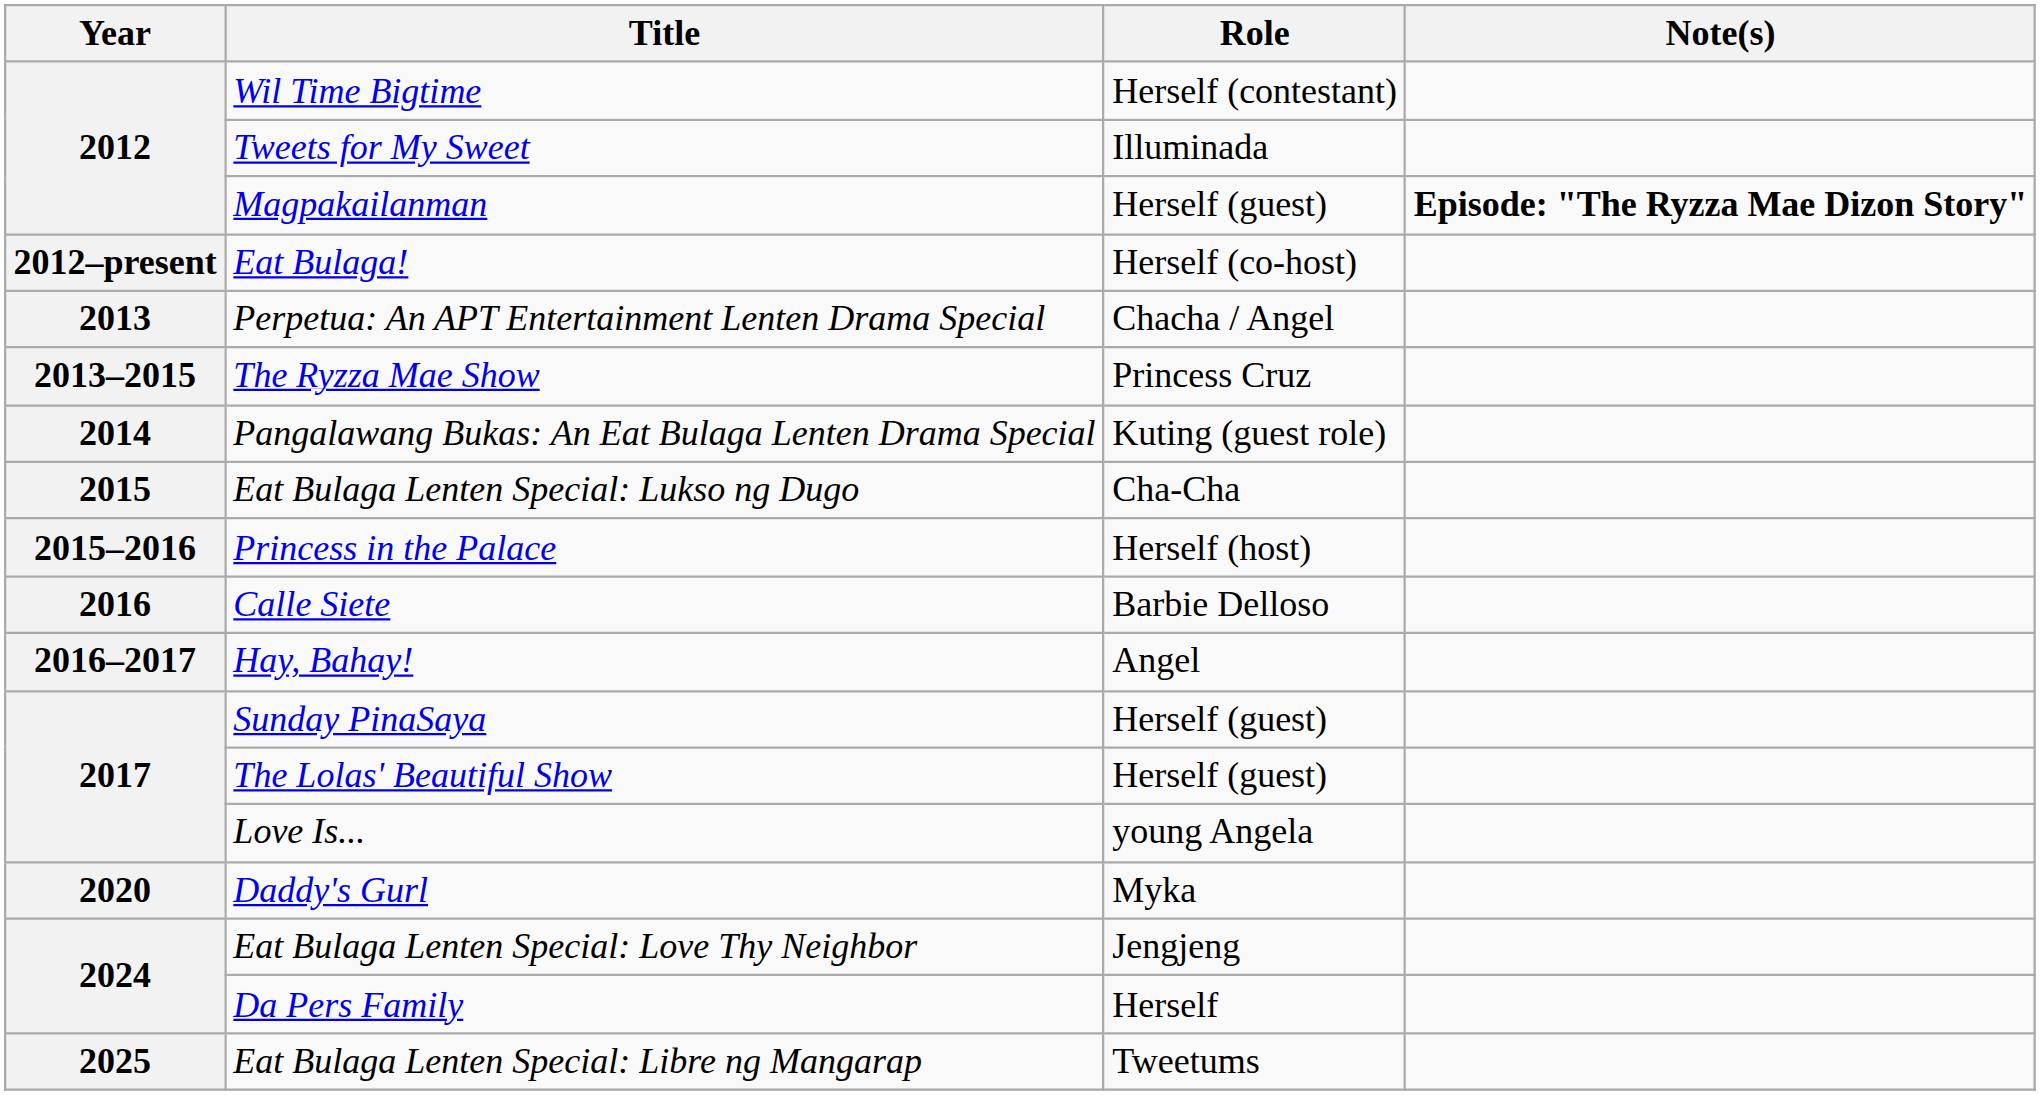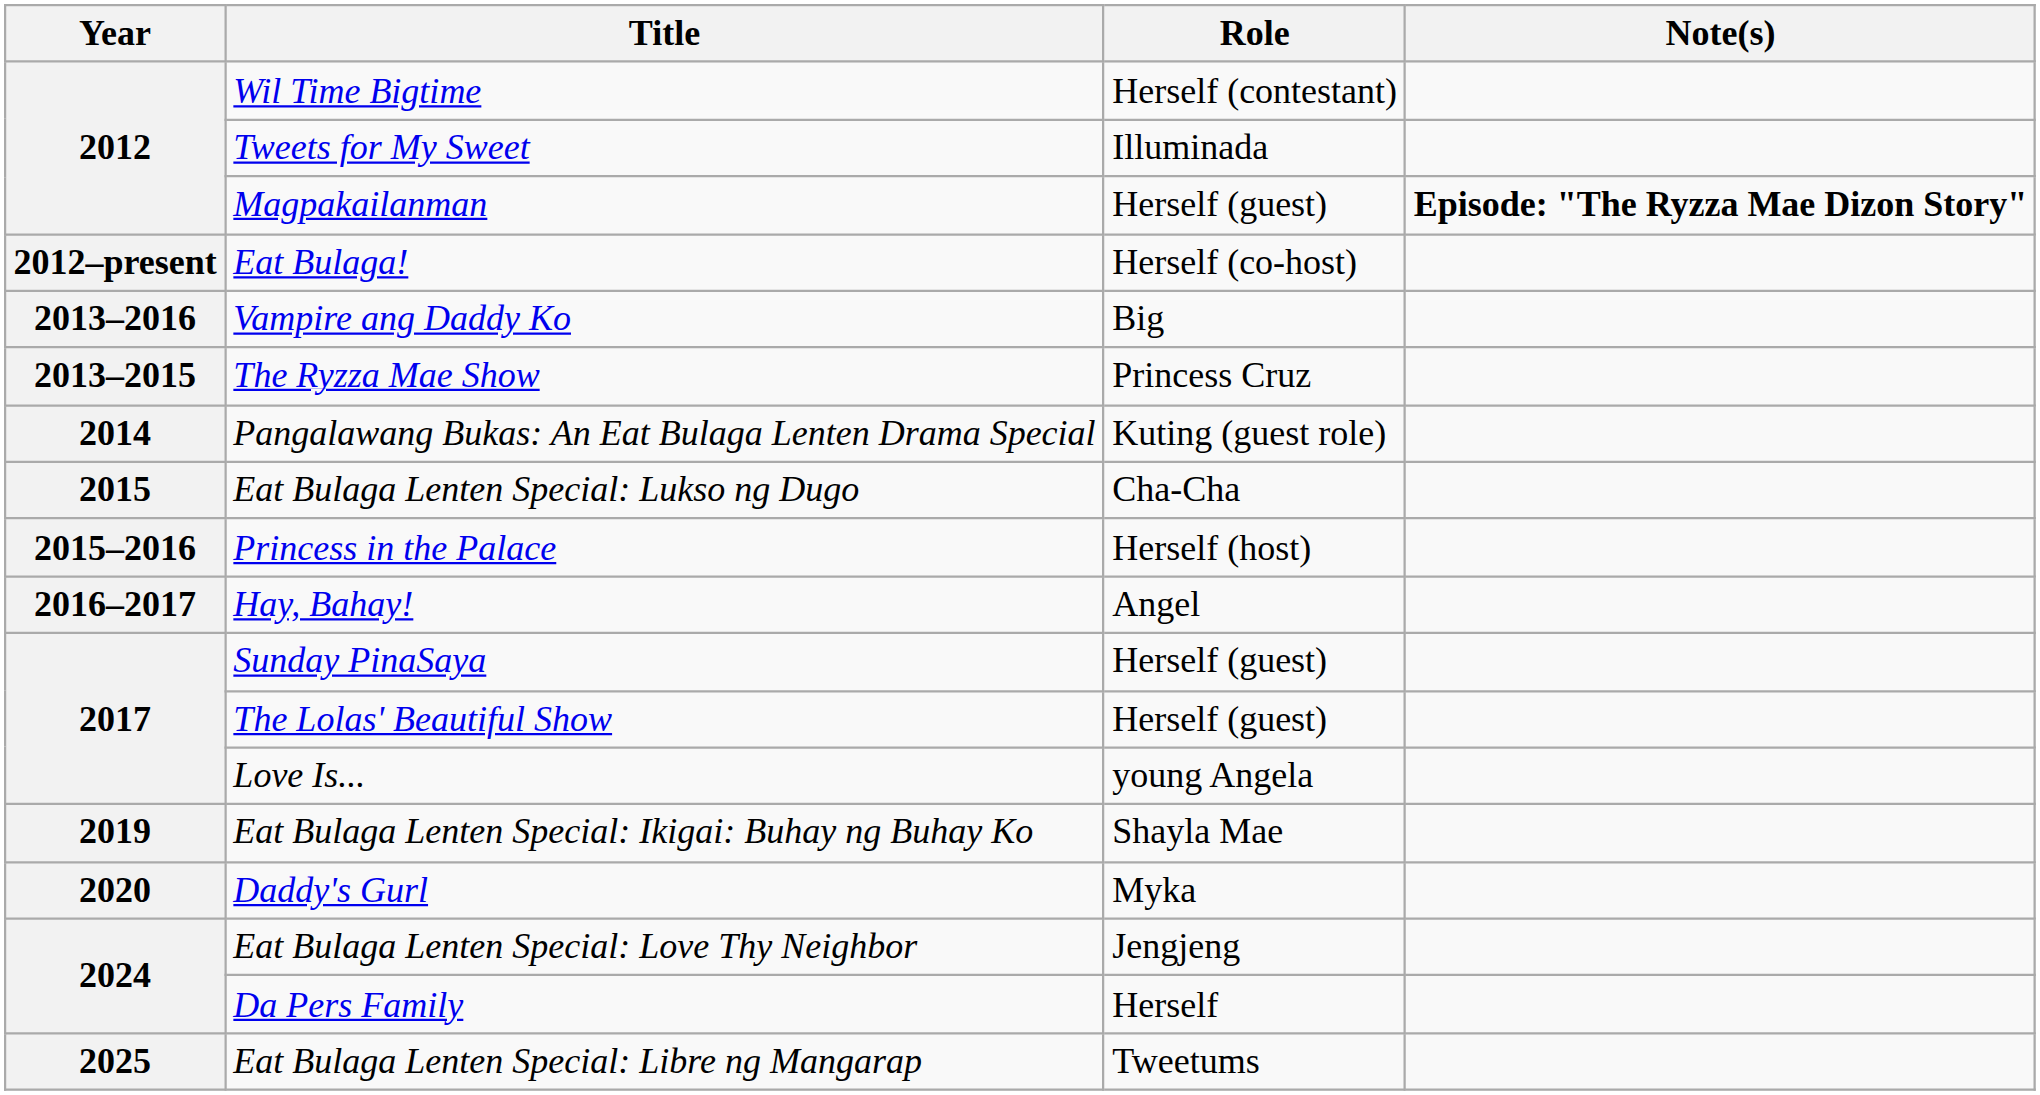- row: (639, 318)
+ row: (402, 318)
- row: (312, 603)
+ row: (633, 832)
